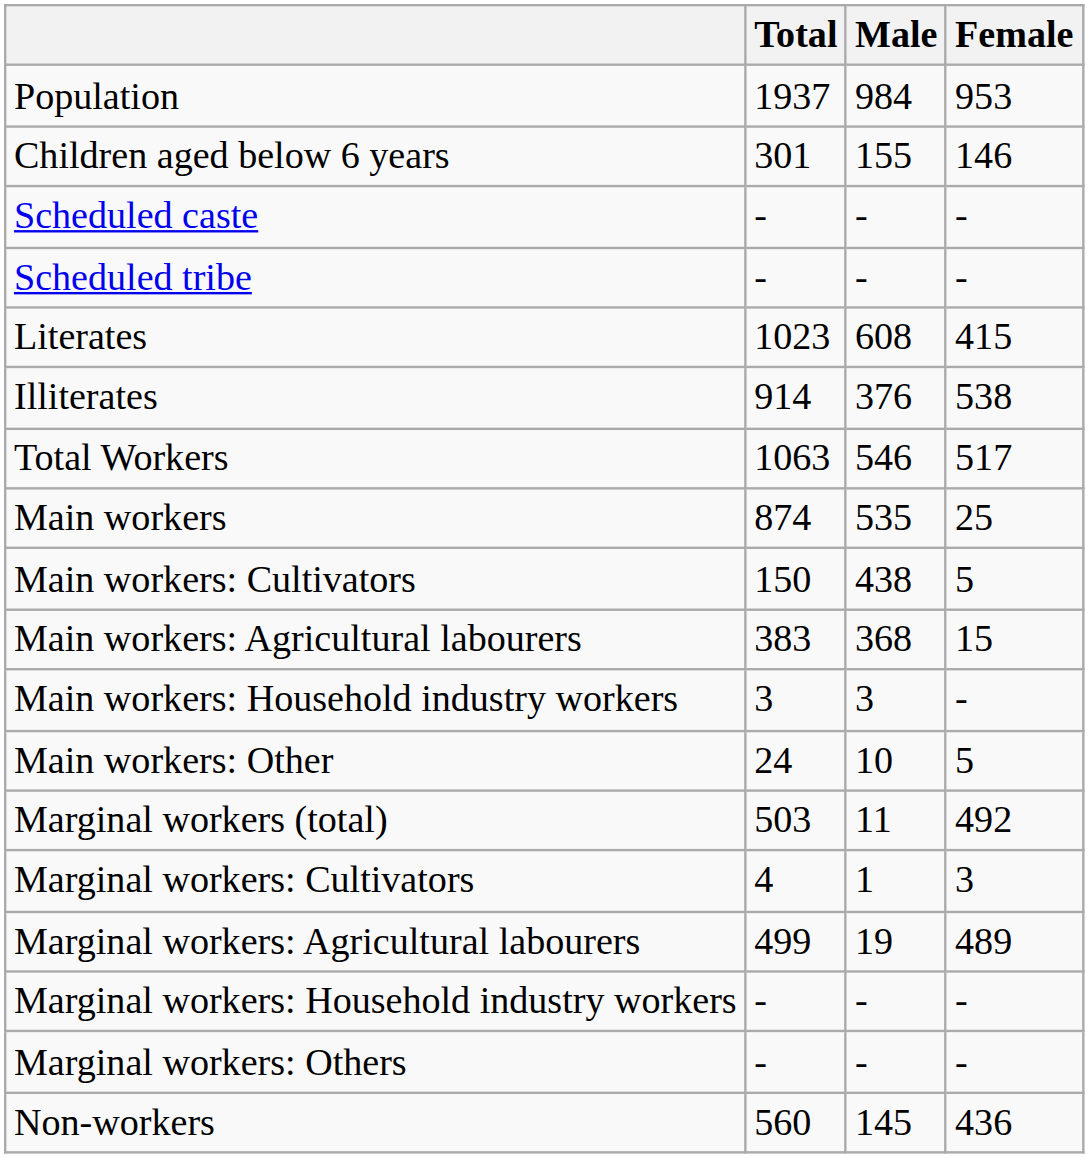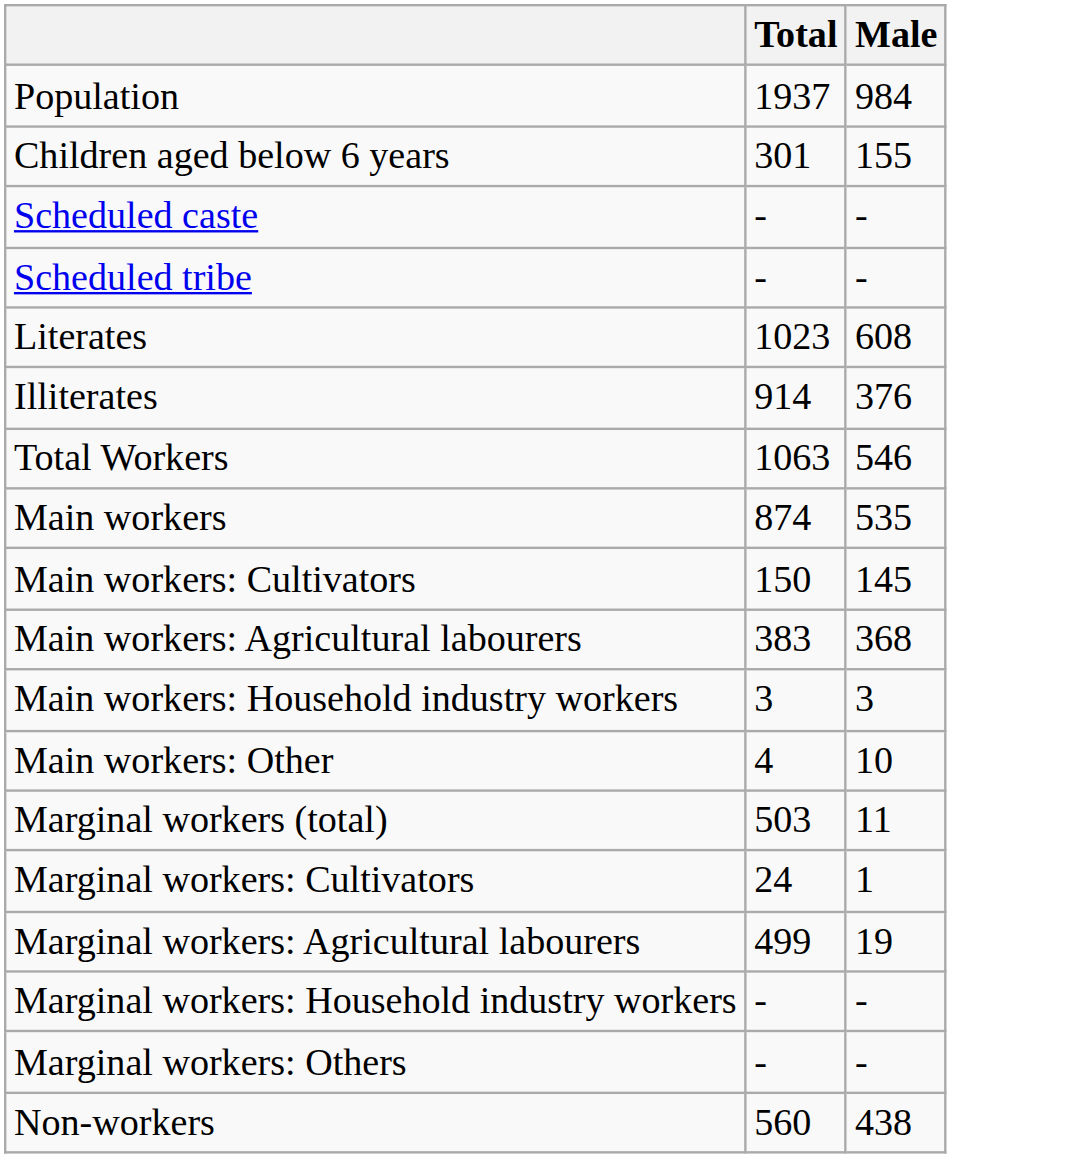- column: (1014, 34)
(884, 578) 438 -> (884, 578) 145
(773, 759) 24 -> (764, 759) 4
(764, 880) 4 -> (773, 880) 24
(884, 1121) 145 -> (884, 1121) 438
